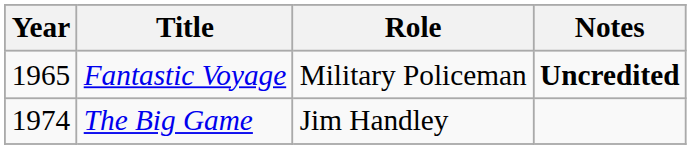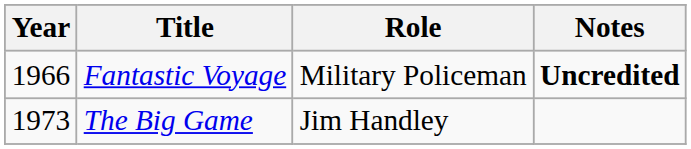(41, 74) 1965 -> (41, 74) 1966
(41, 120) 1974 -> (41, 120) 1973
